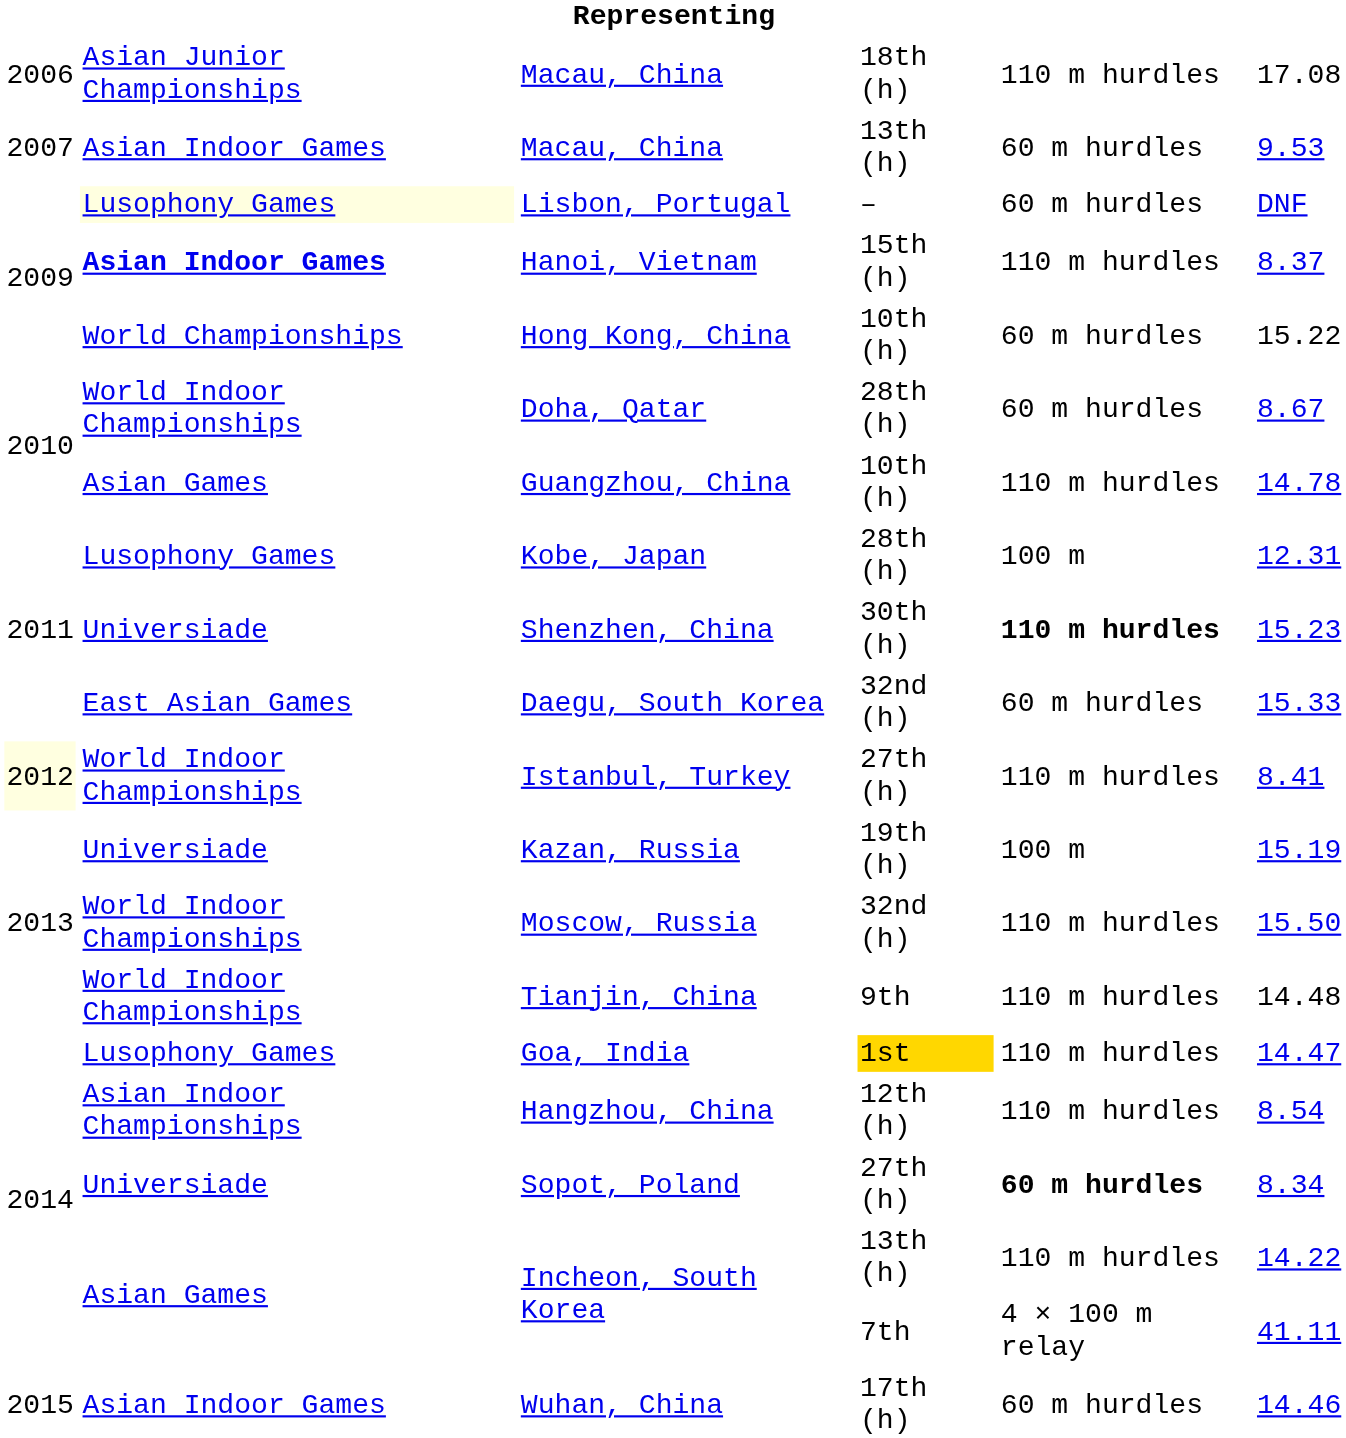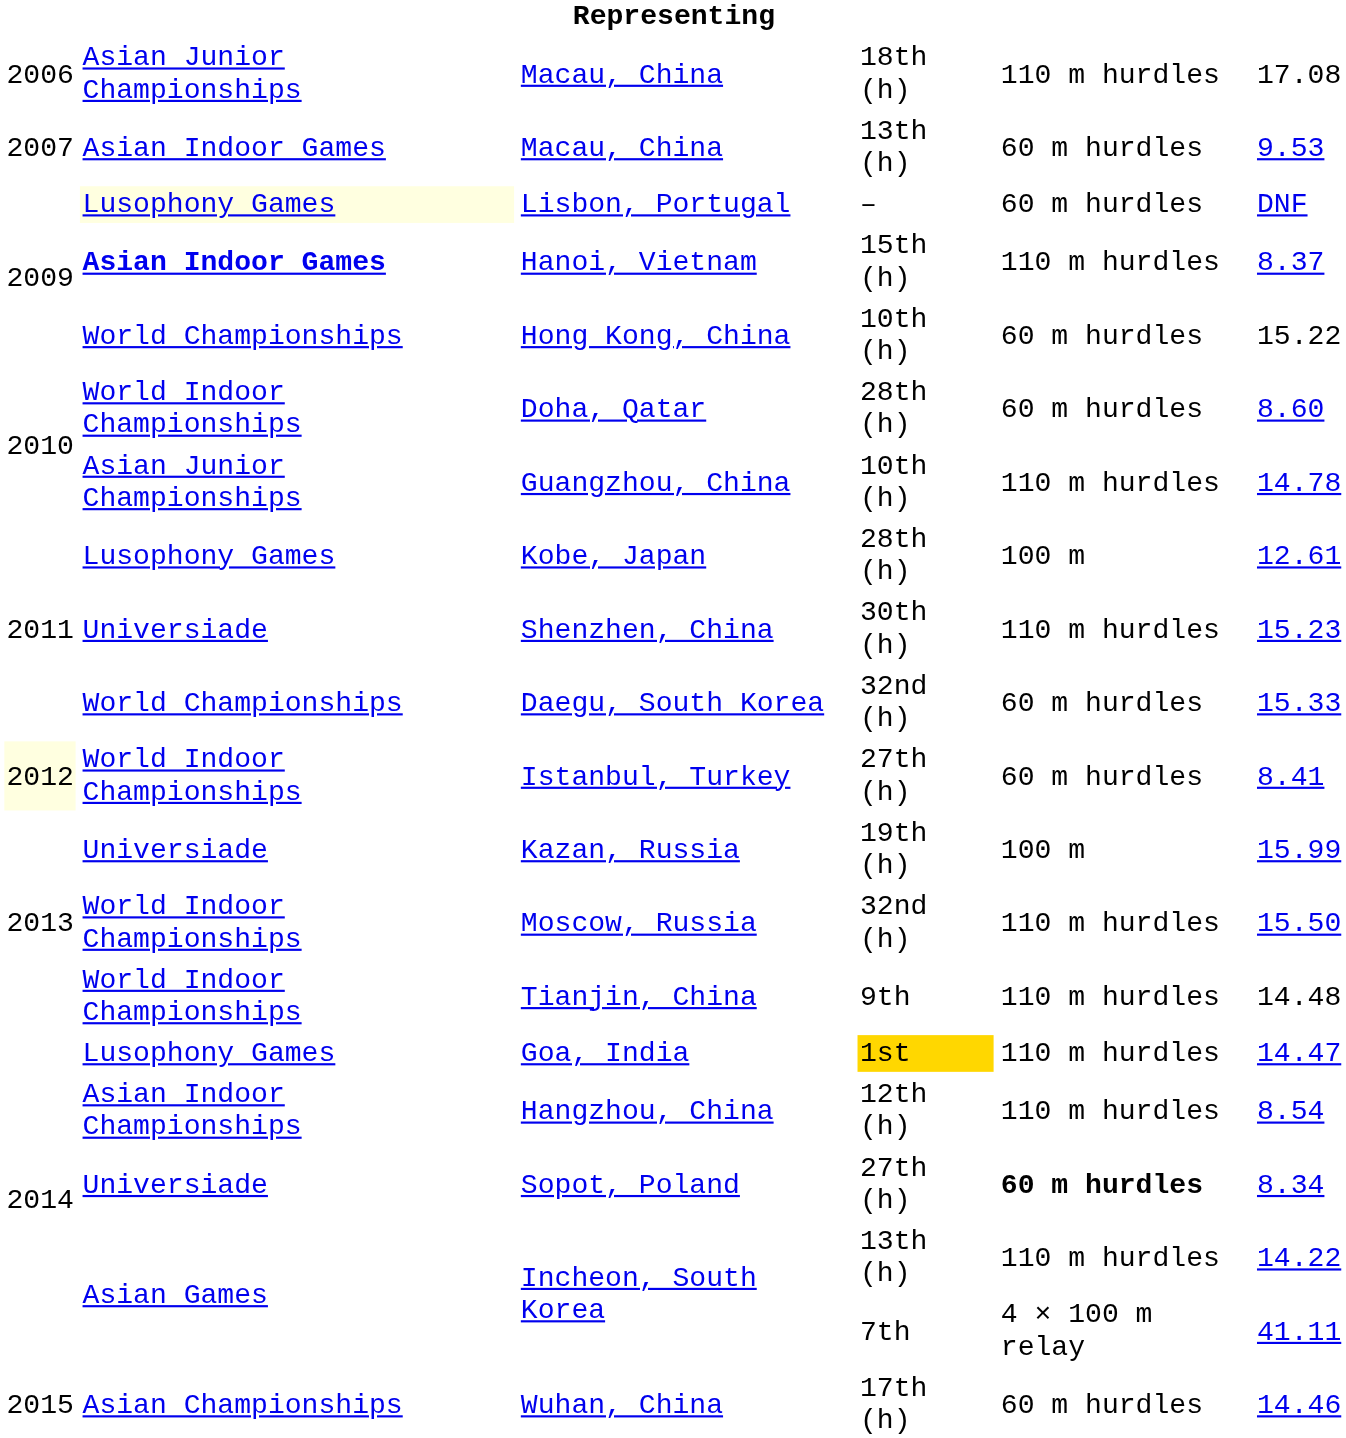(1291, 409) 8.67 -> (1291, 409) 8.60
(175, 482) Asian Games -> (192, 482) Asian Junior Championships
(1299, 556) 12.31 -> (1299, 556) 12.61
(1110, 629) bold -> (1110, 629) normal
(217, 702) East Asian Games -> (243, 702) World Championships
(1110, 776) 110 m hurdles -> (1102, 776) 60 m hurdles
(1299, 849) 15.19 -> (1299, 849) 15.99
(234, 1404) Asian Indoor Games -> (243, 1404) Asian Championships
